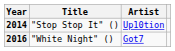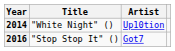(75, 25) "Stop Stop It" () -> (72, 25) "White Night" ()
(72, 39) "White Night" () -> (75, 39) "Stop Stop It" ()
